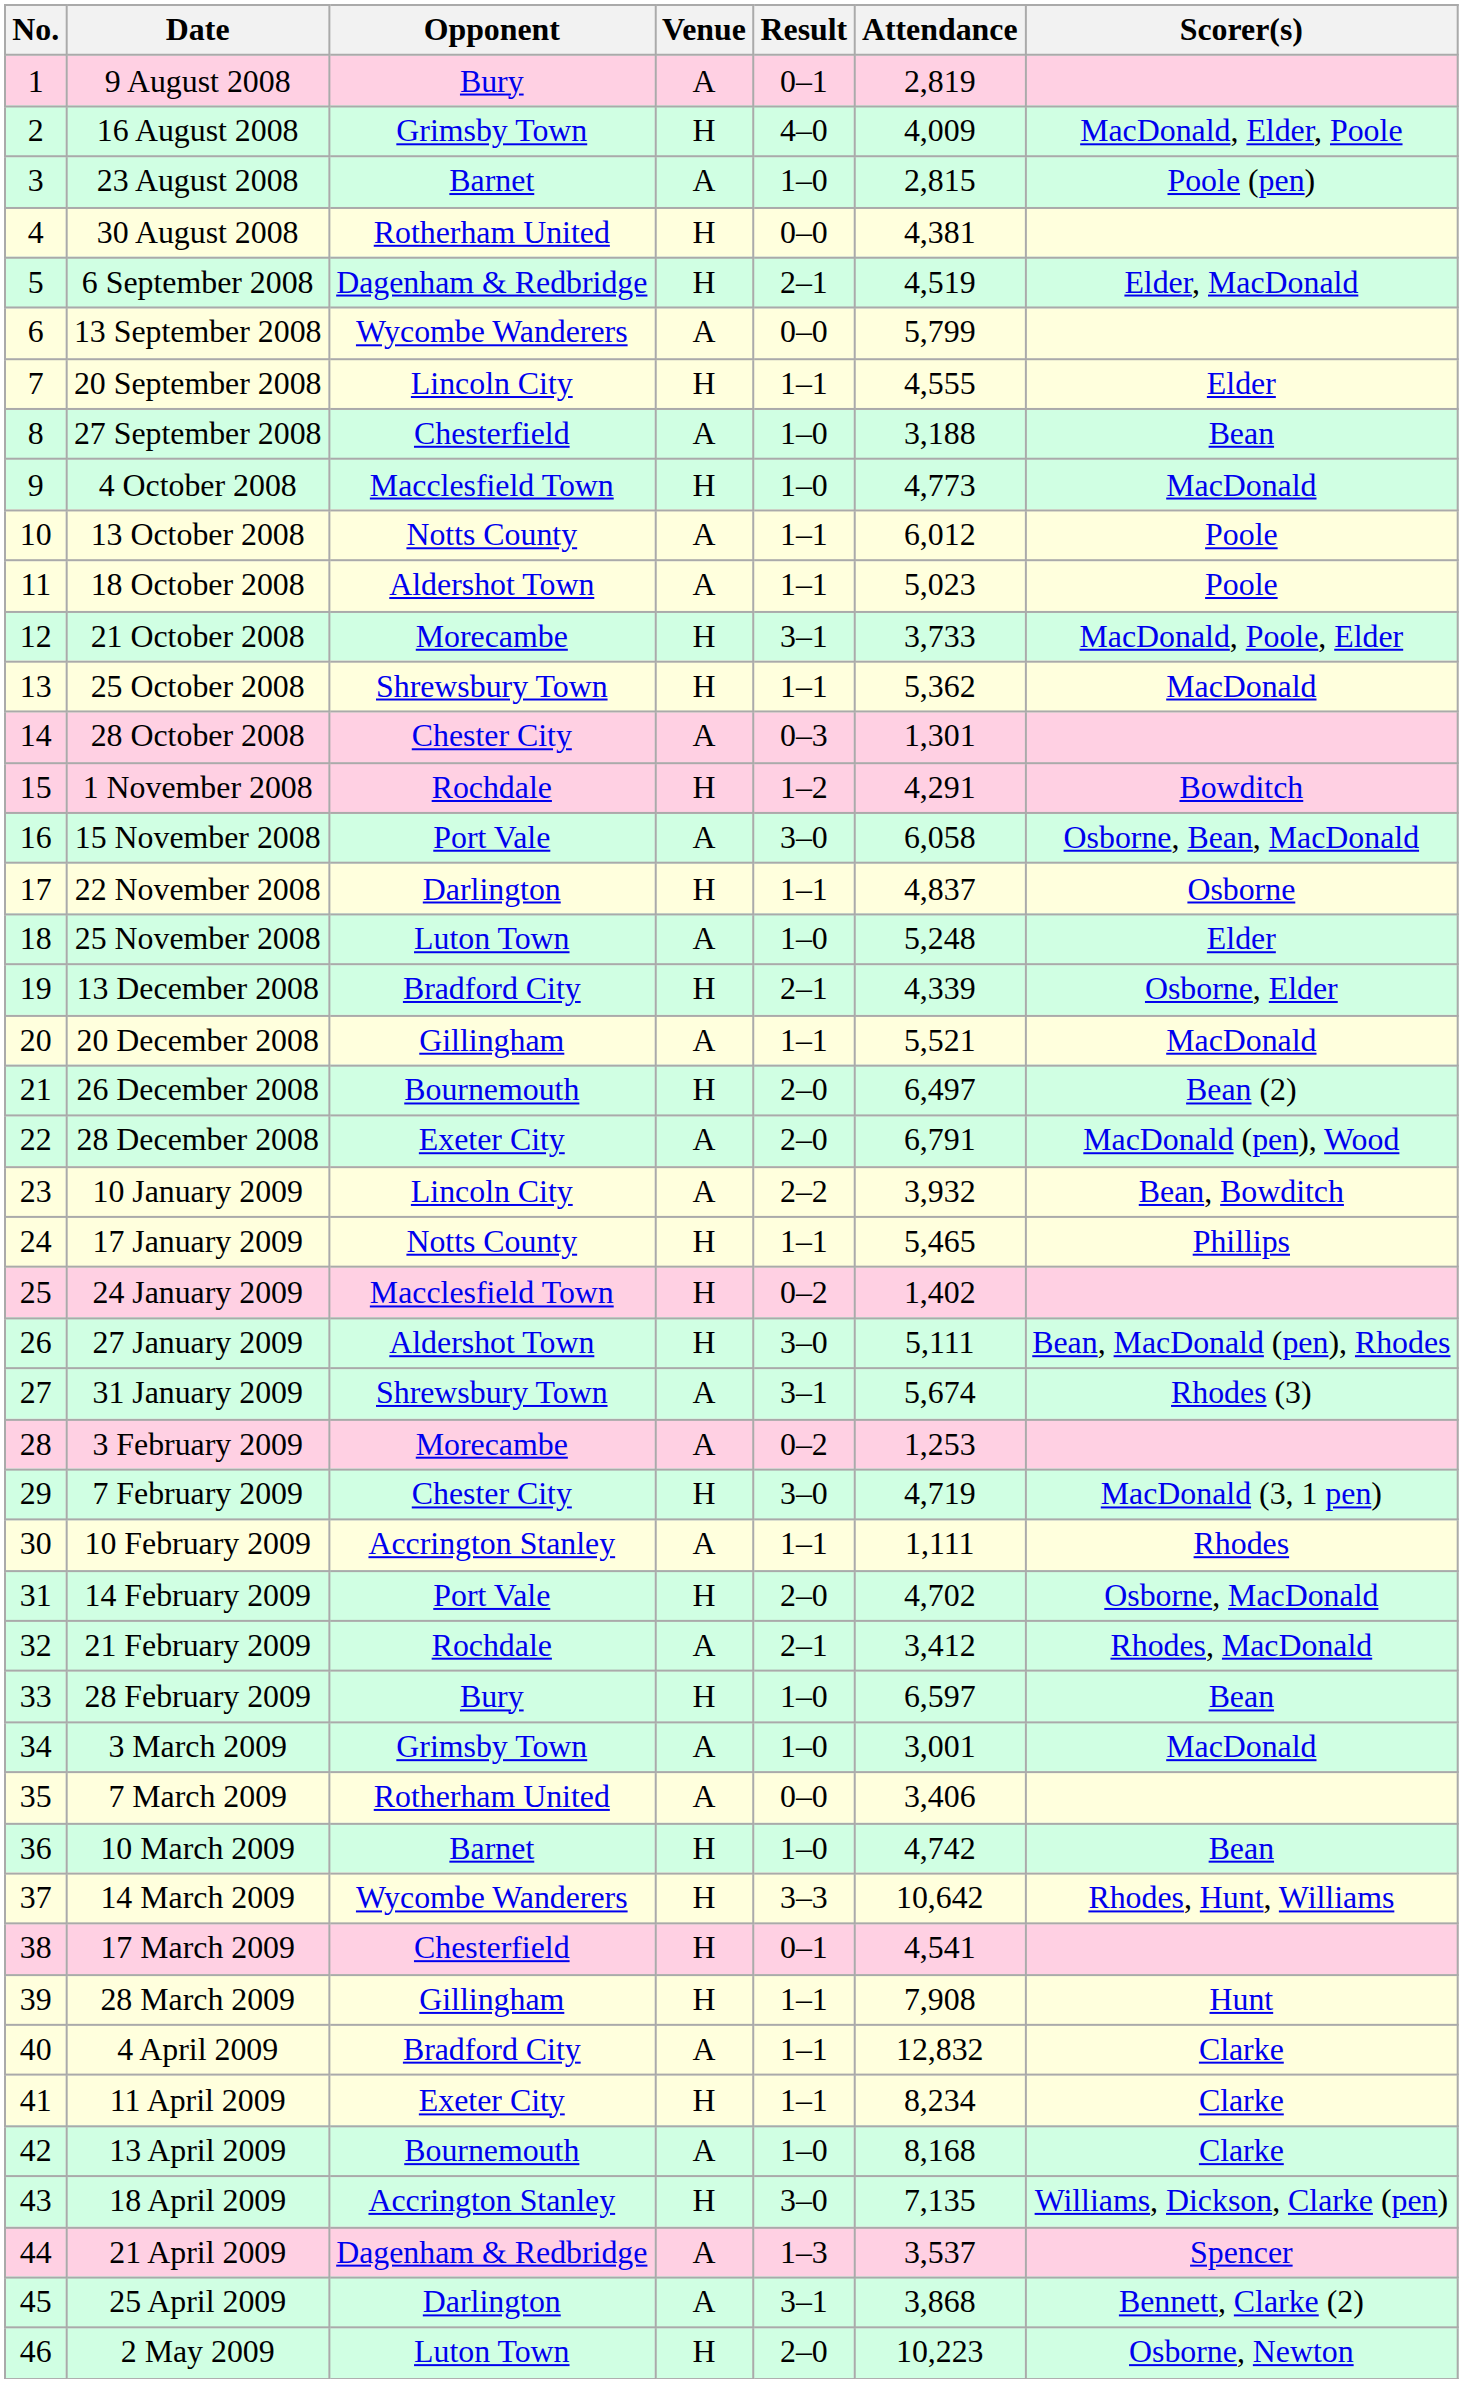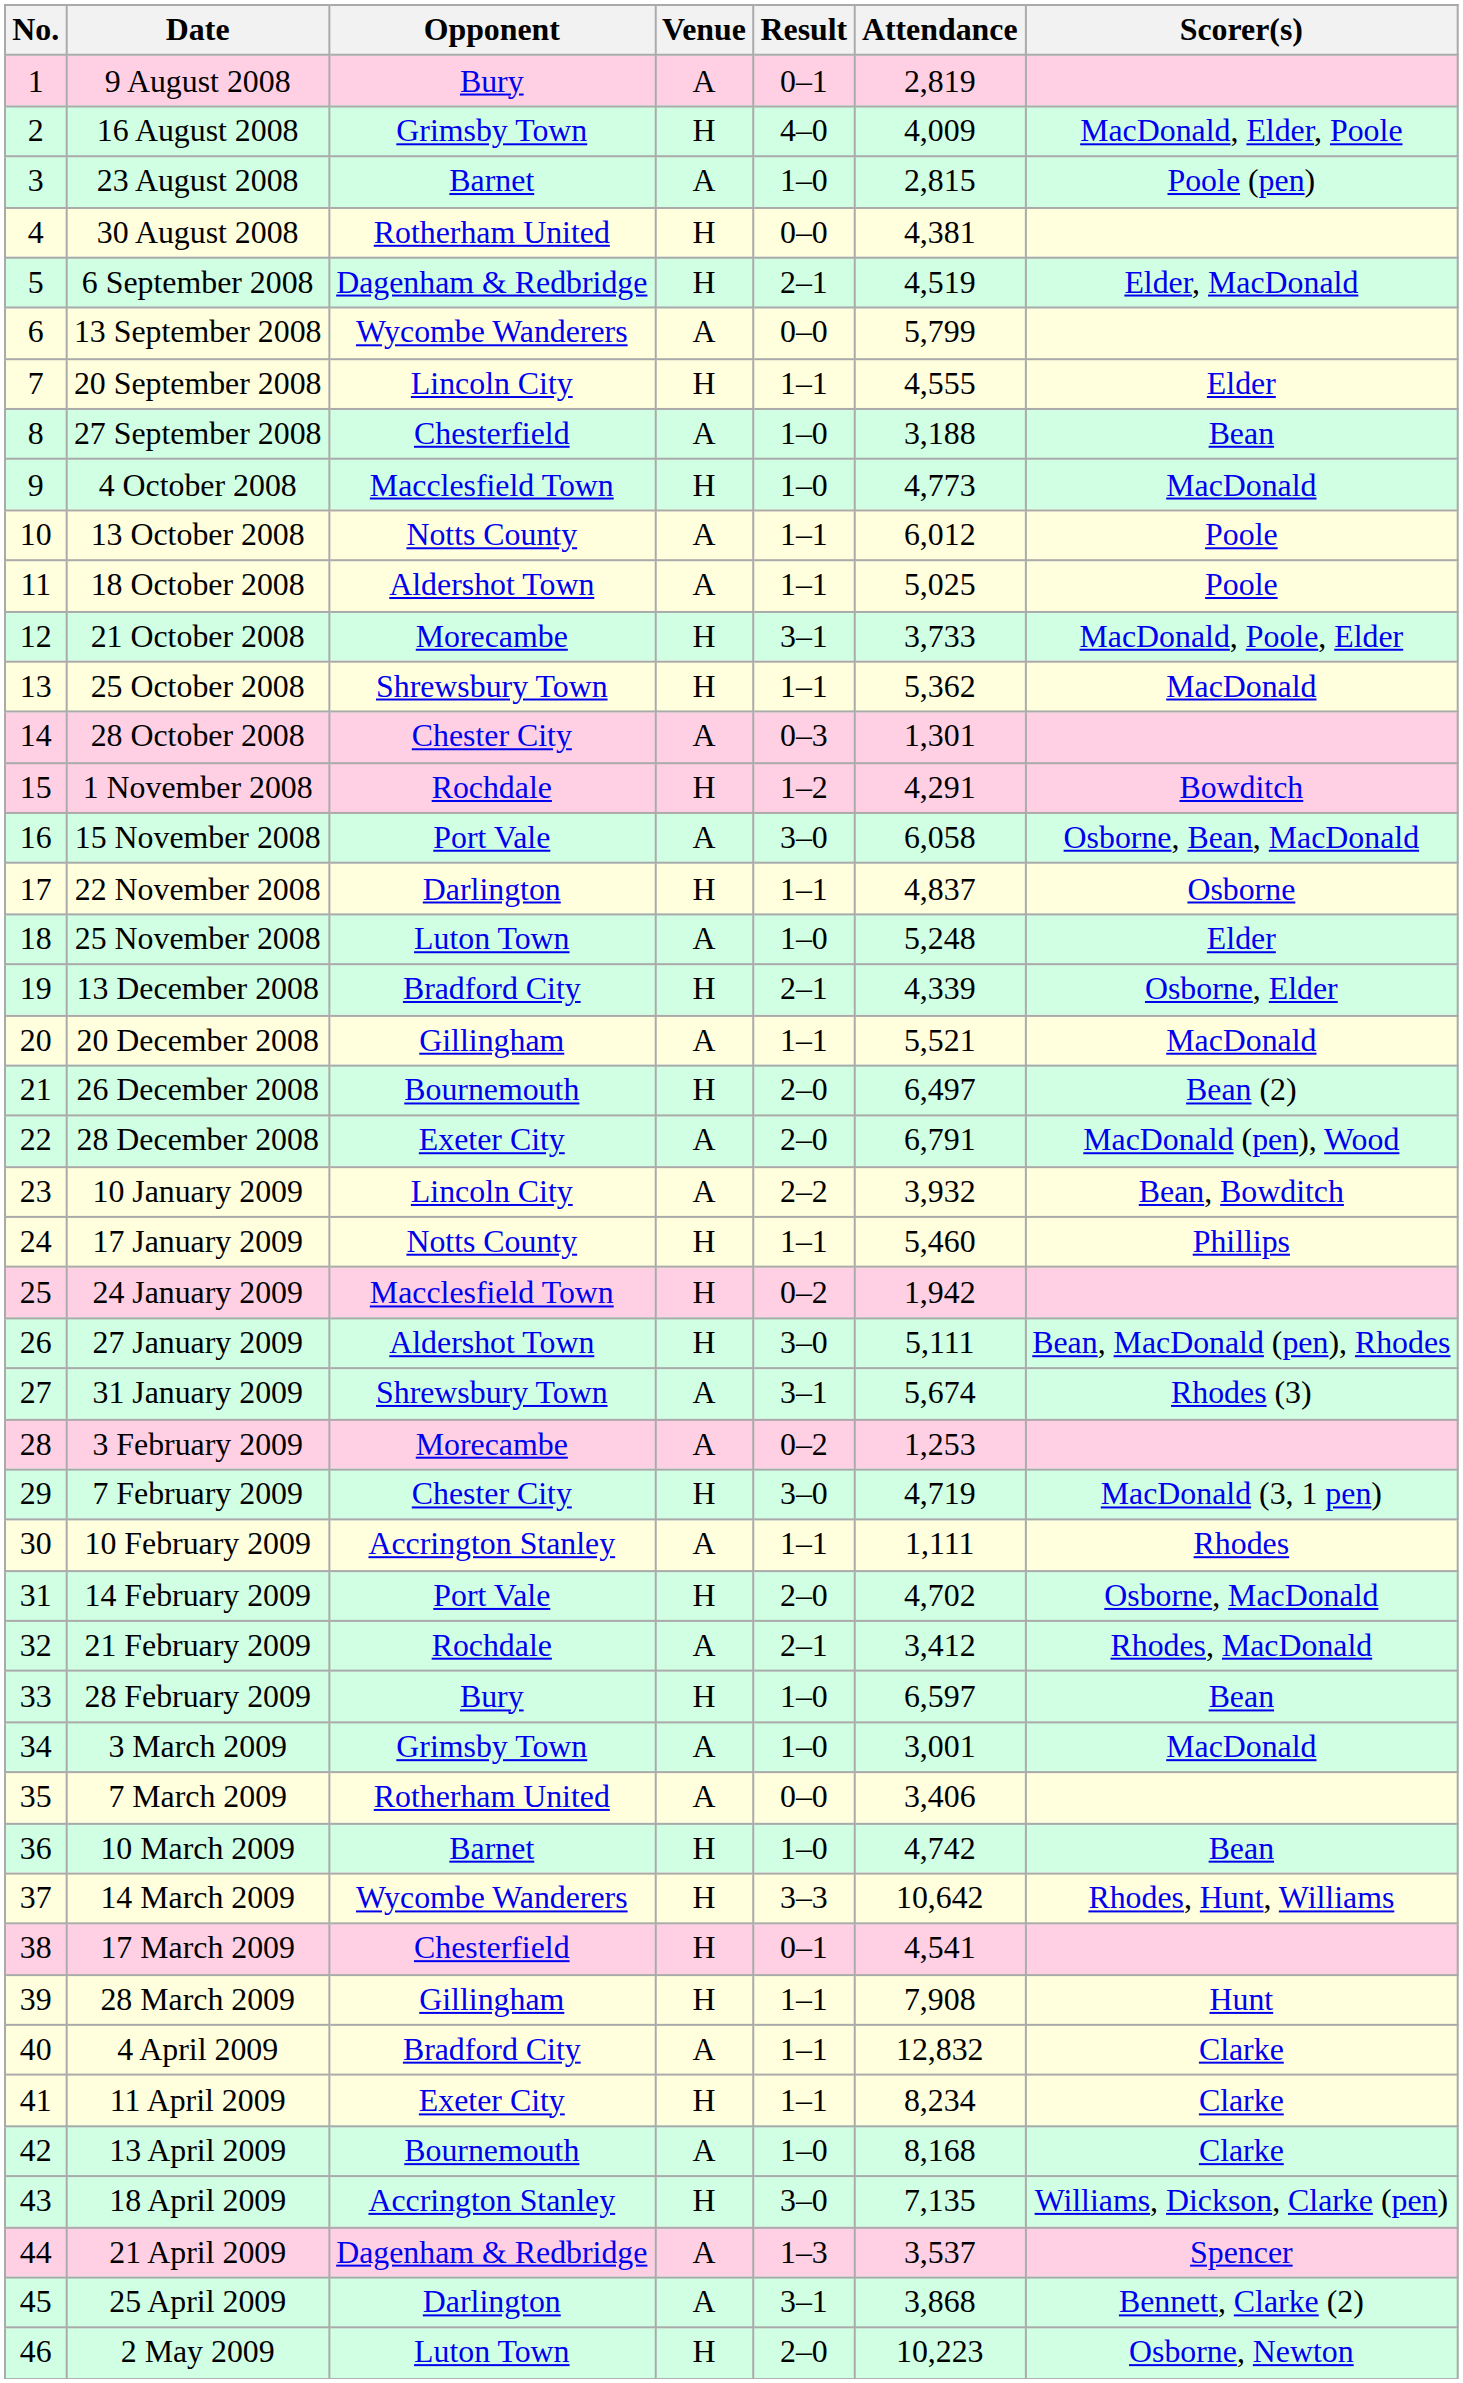(940, 585) 5,023 -> (940, 585) 5,025
(940, 1241) 5,465 -> (940, 1241) 5,460
(940, 1292) 1,402 -> (940, 1292) 1,942
